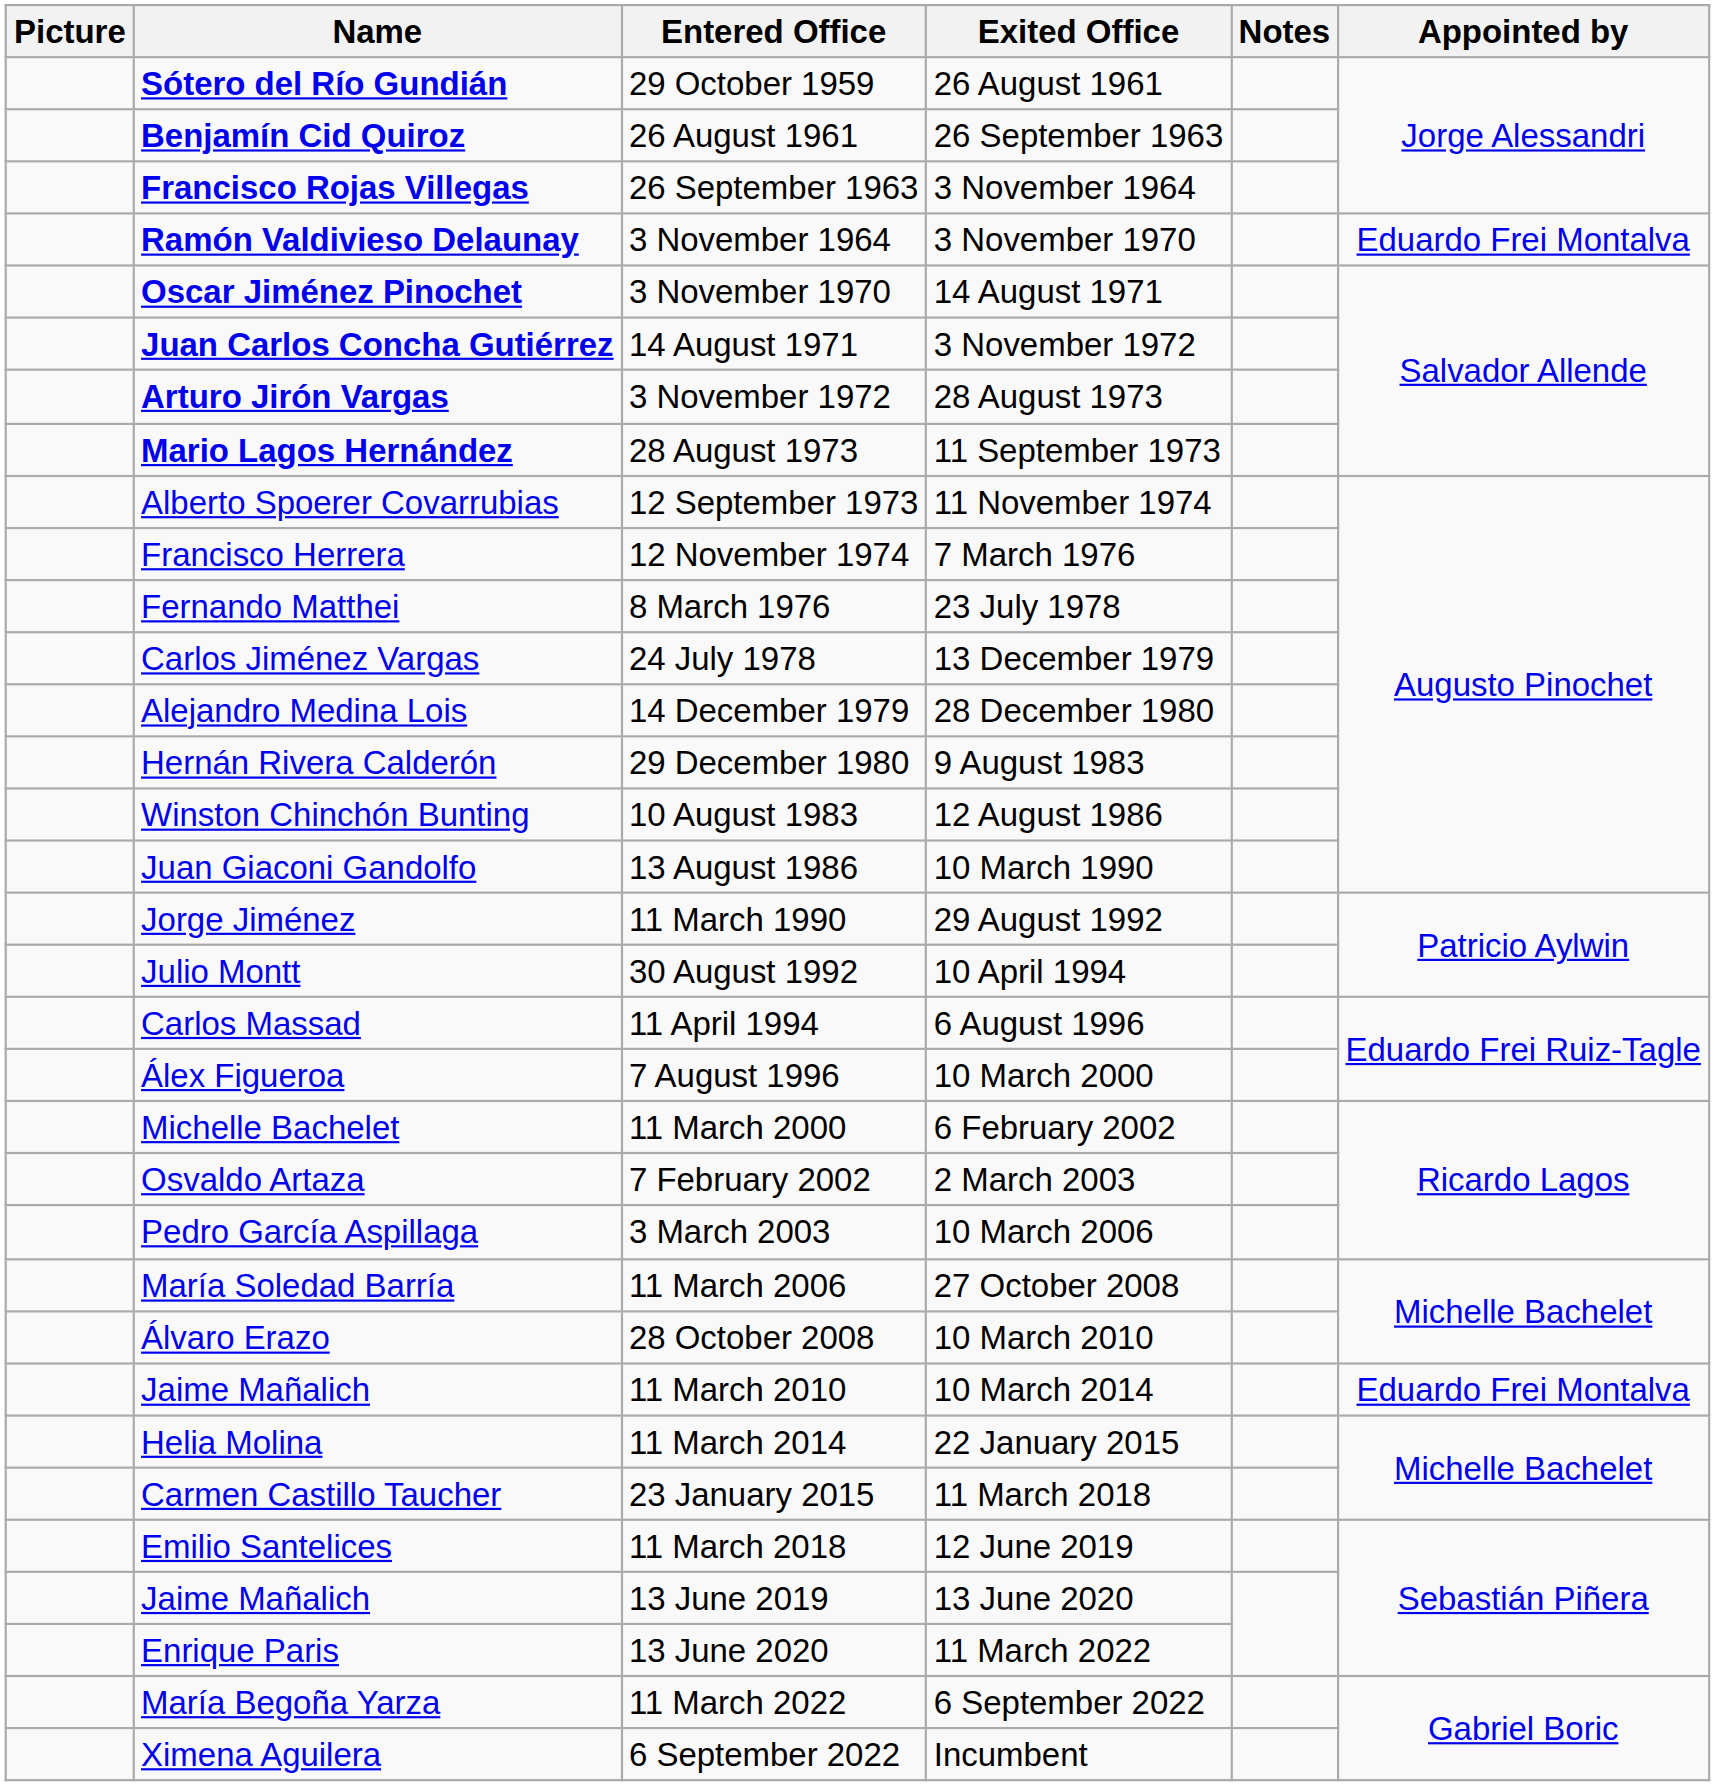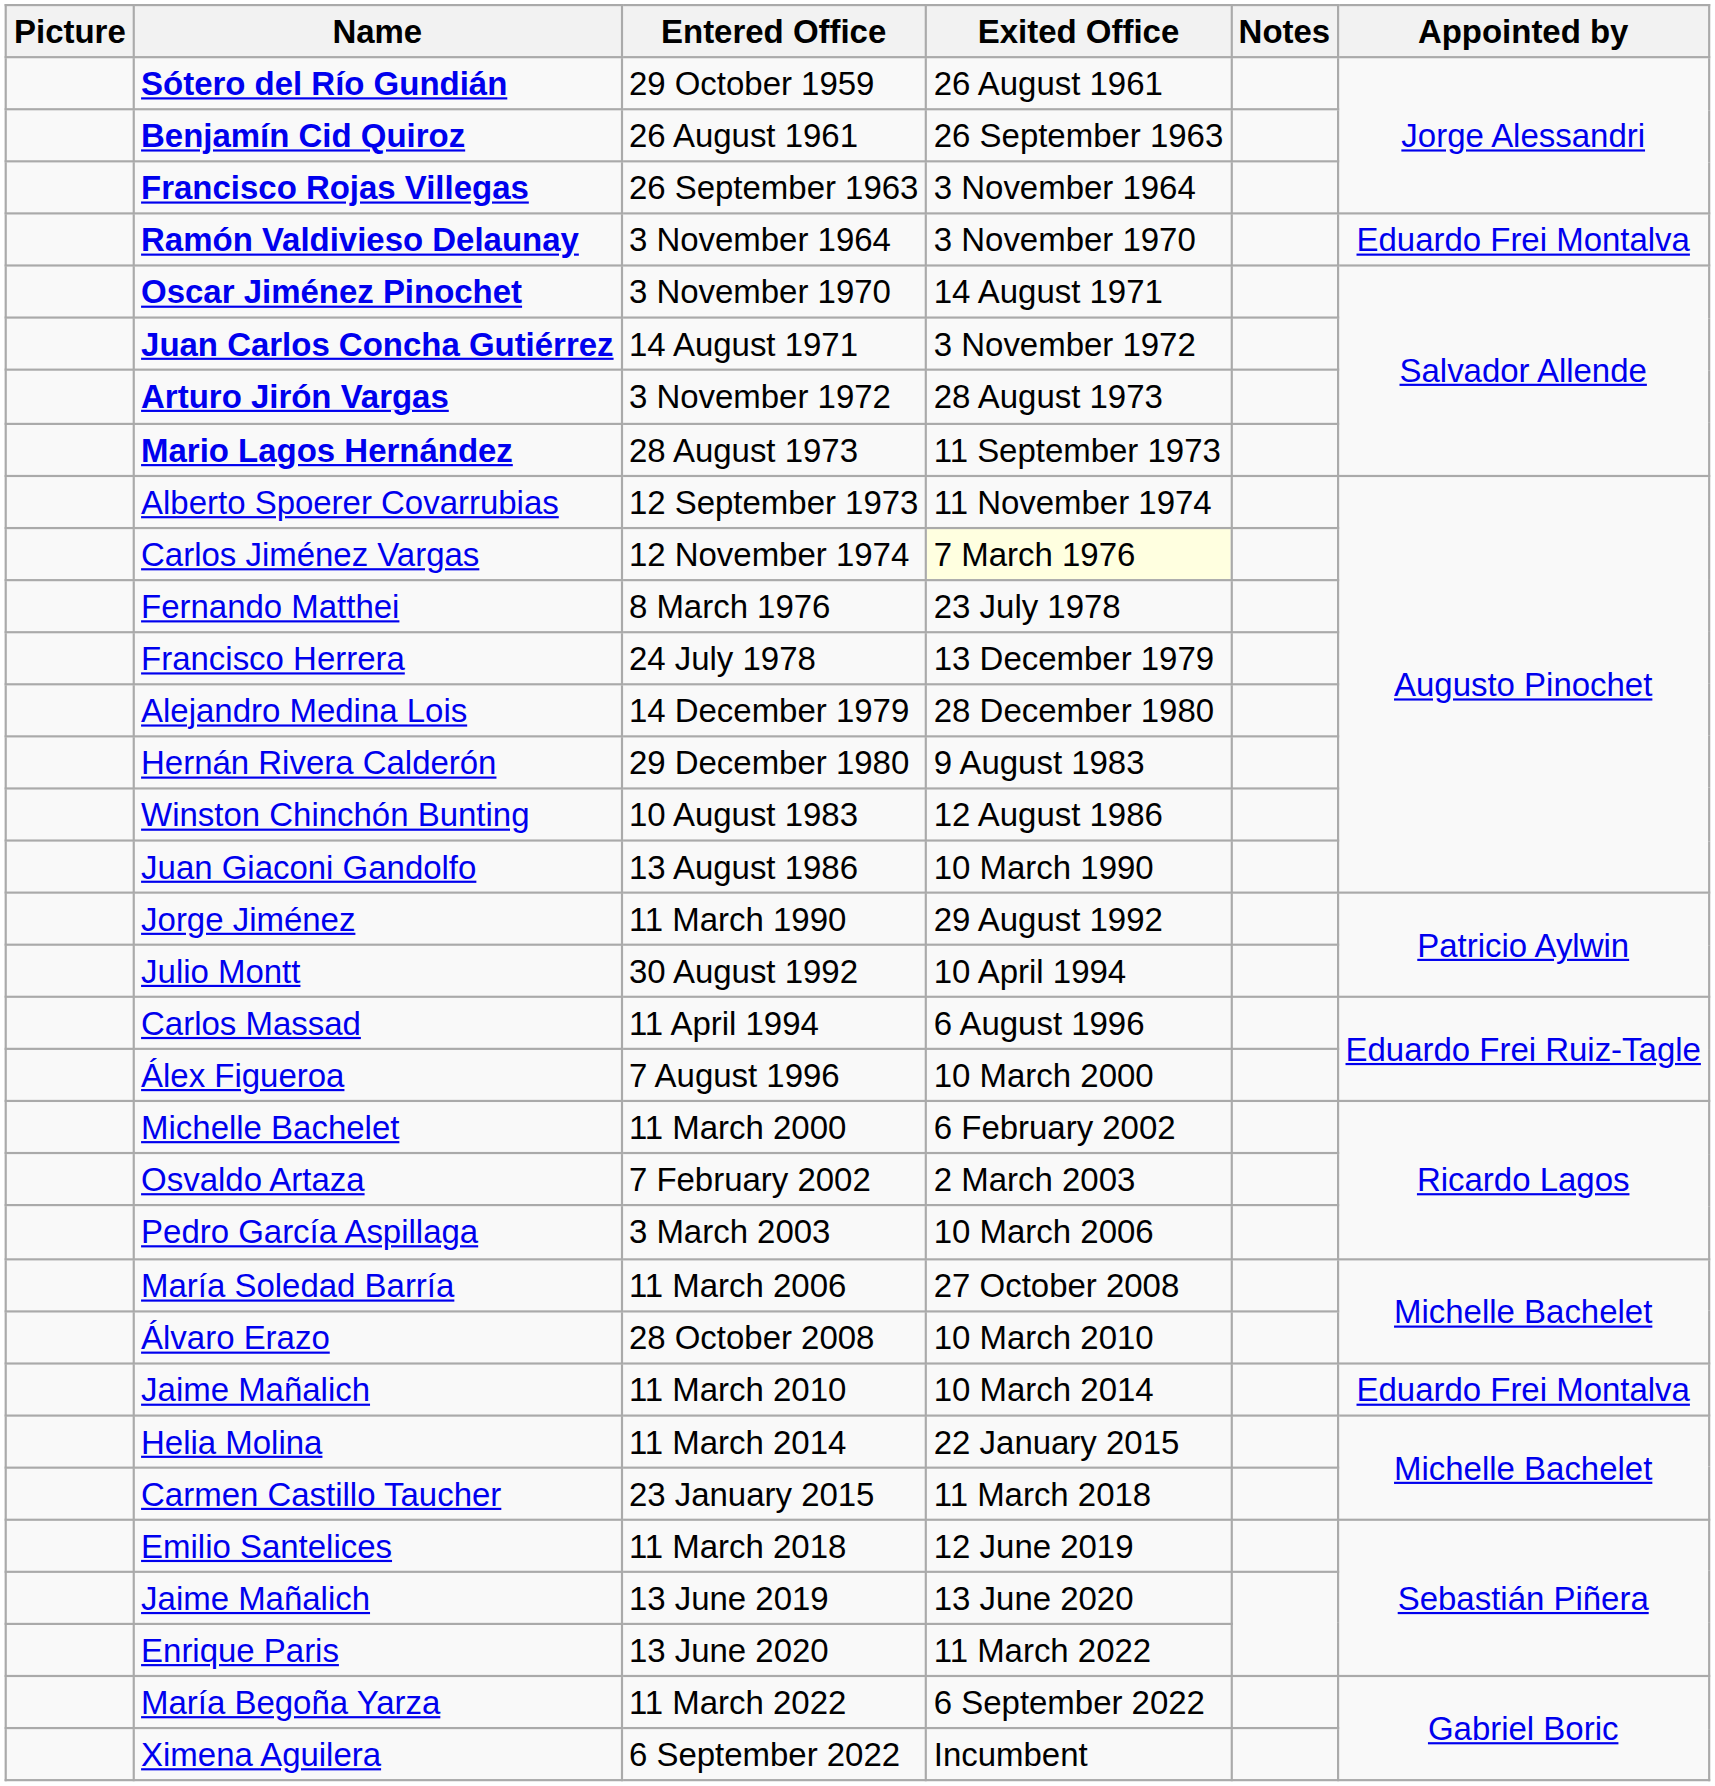(273, 554) Francisco Herrera -> (310, 554) Carlos Jiménez Vargas
(1035, 554) no background -> (1035, 554) lightyellow background
(310, 658) Carlos Jiménez Vargas -> (273, 658) Francisco Herrera
